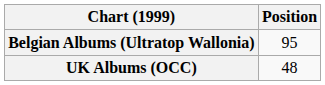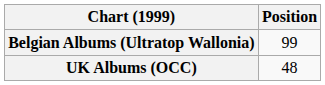(290, 42) 95 -> (290, 42) 99
